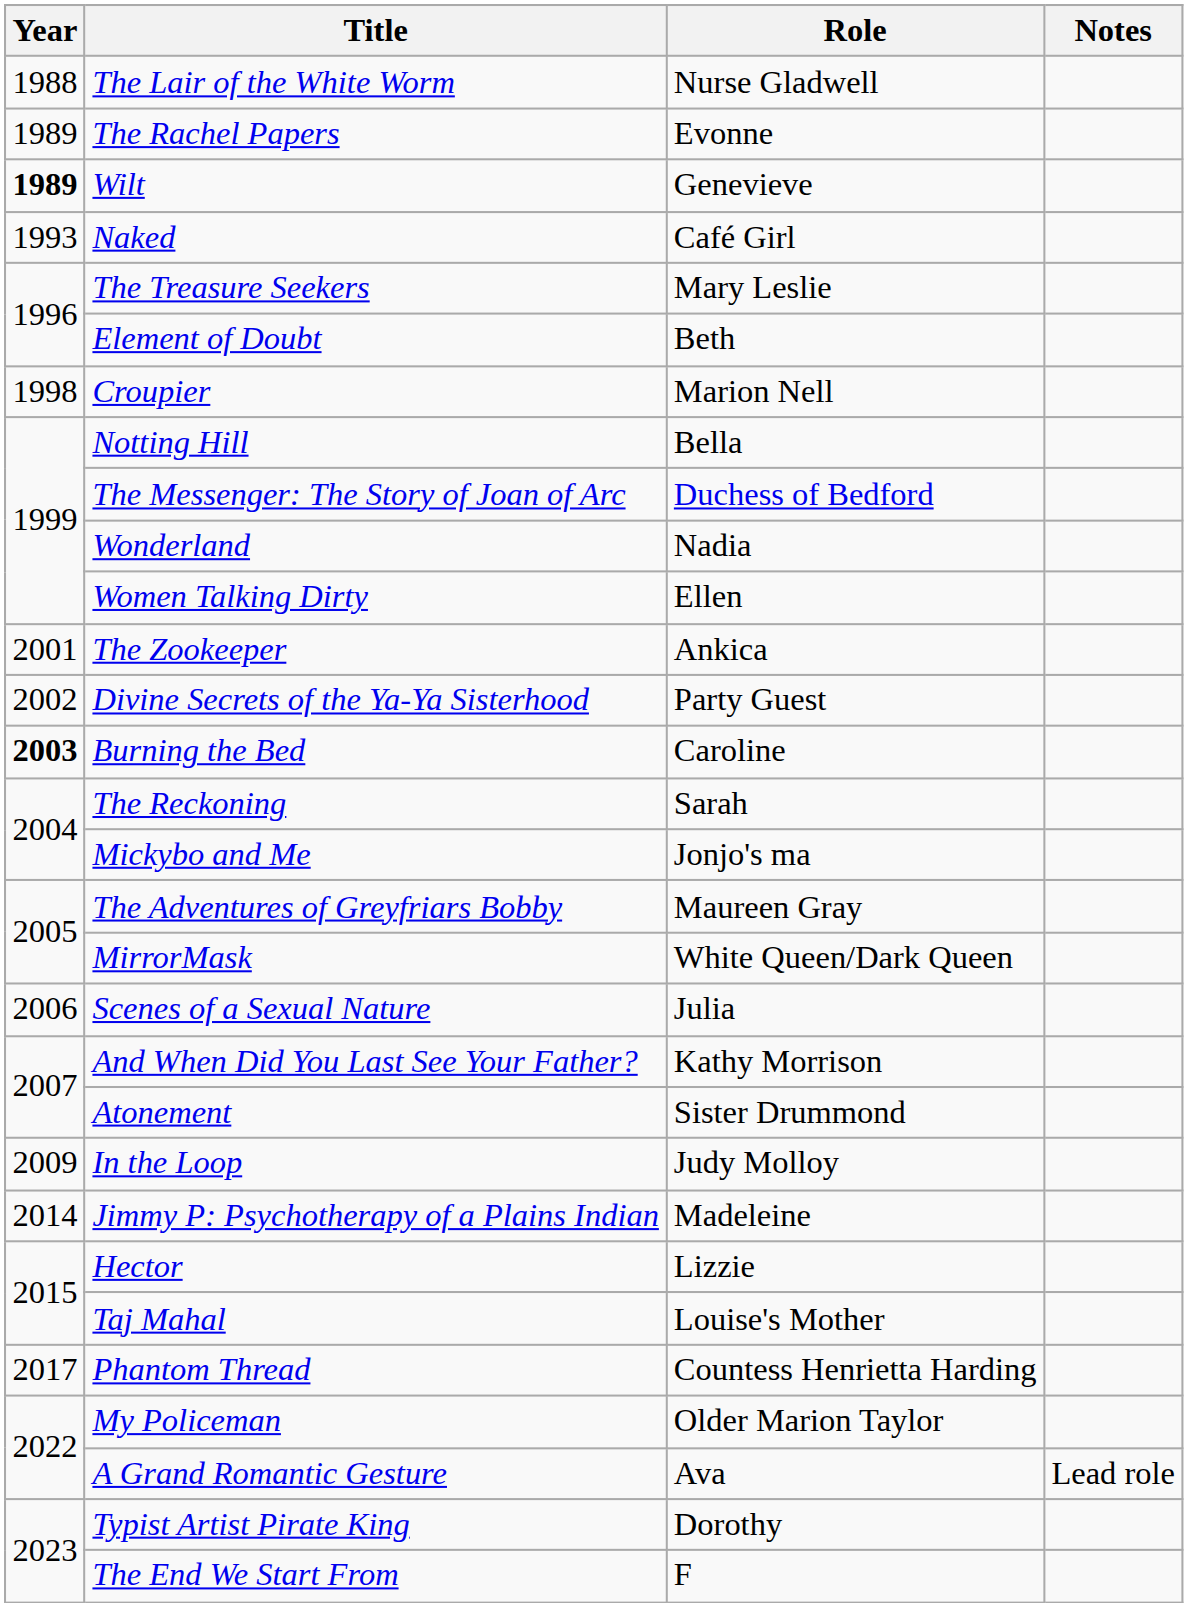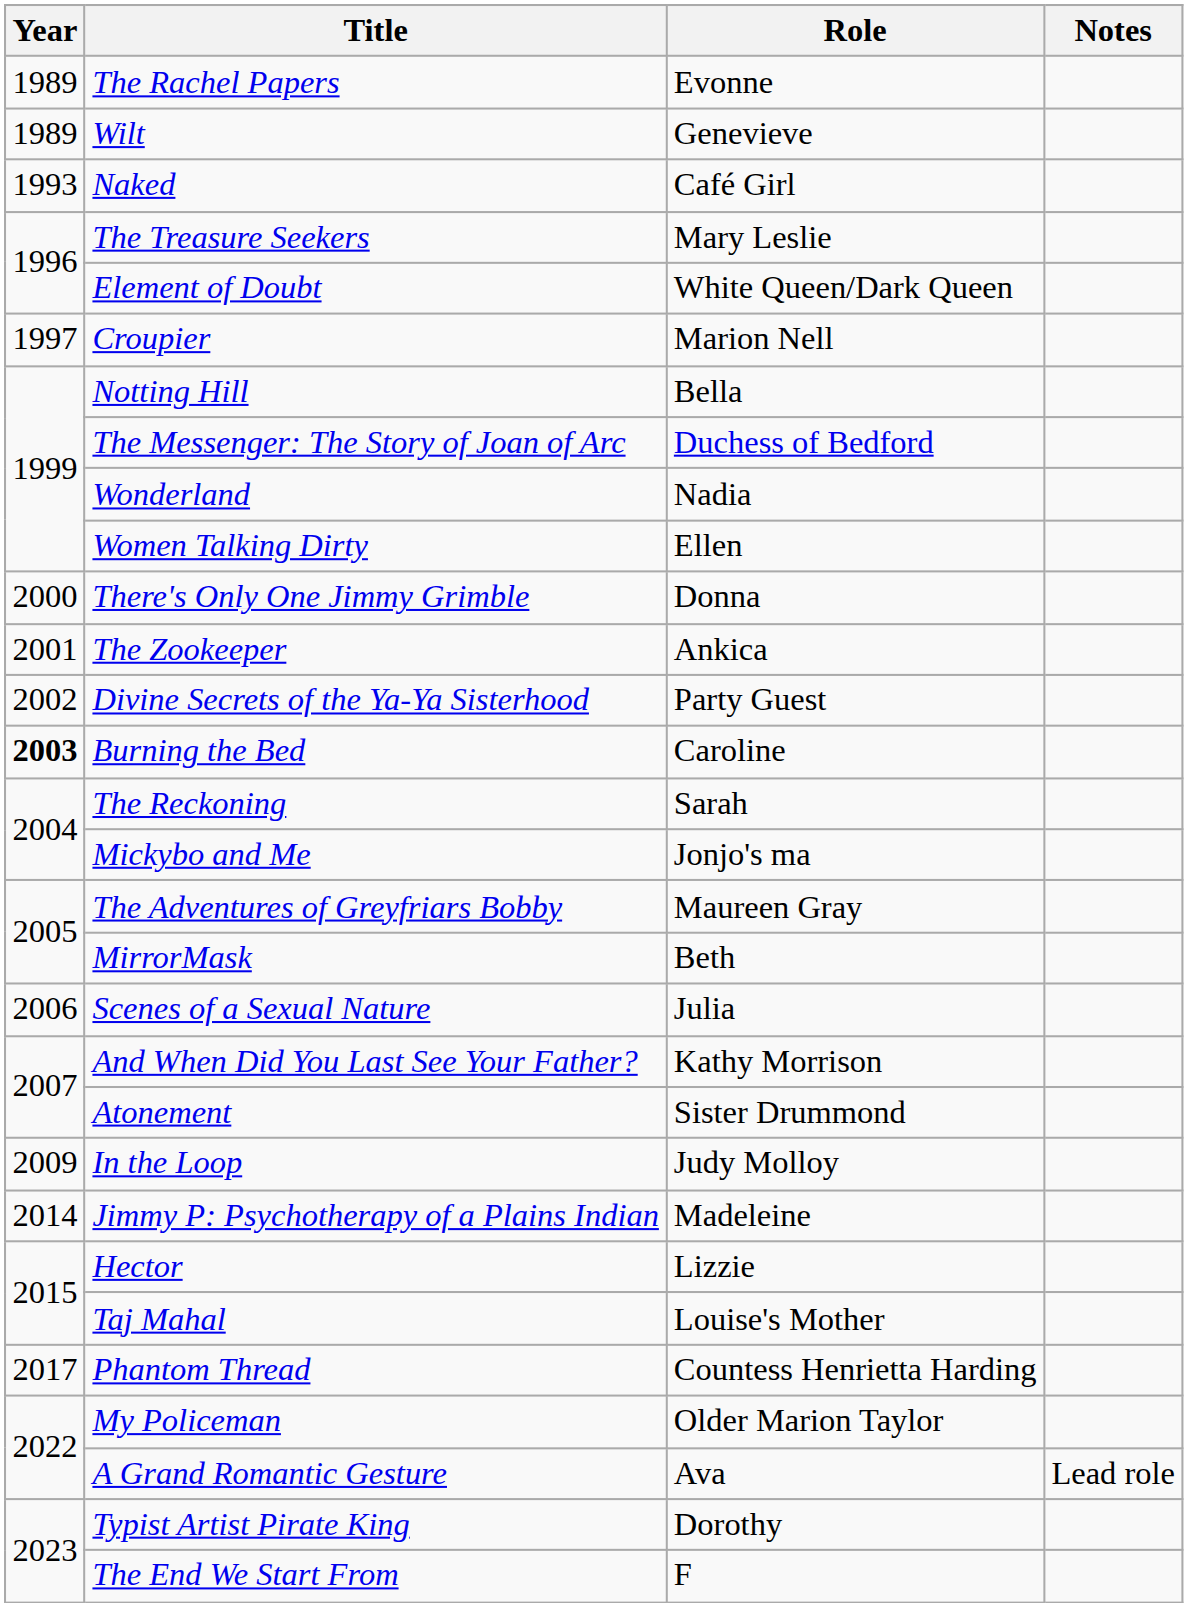- row: (274, 81)
(45, 184) bold -> (45, 133) normal
(705, 339) Beth -> (843, 287) White Queen/Dark Queen
(45, 390) 1998 -> (45, 339) 1997
+ row: (311, 596)
(843, 957) White Queen/Dark Queen -> (705, 957) Beth
